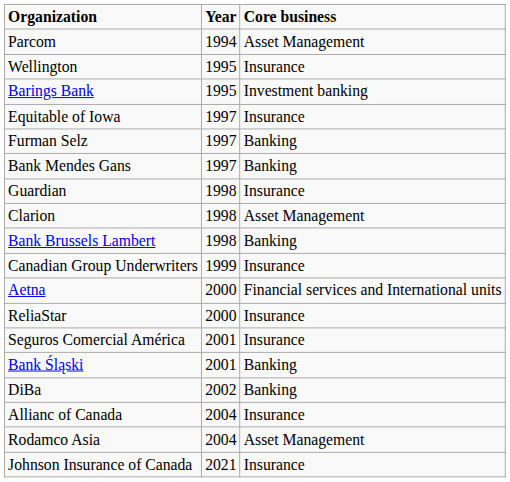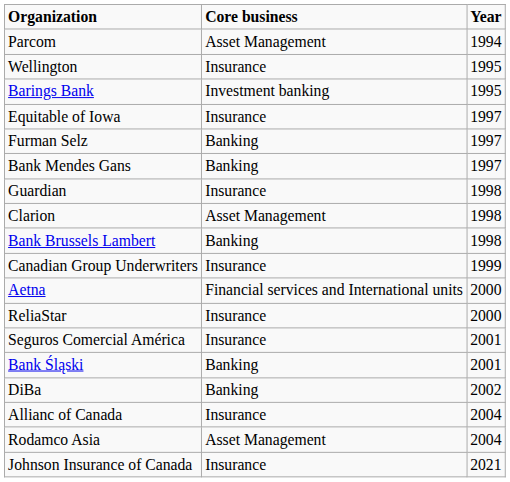columns swapped: (221, 16) <-> (290, 16)
